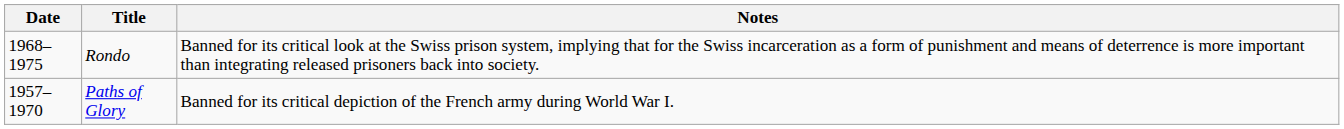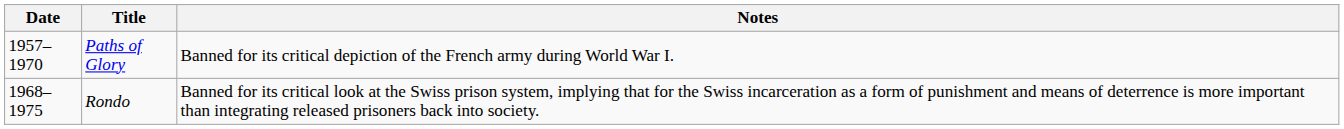rows swapped: (114, 101) <-> (108, 54)
